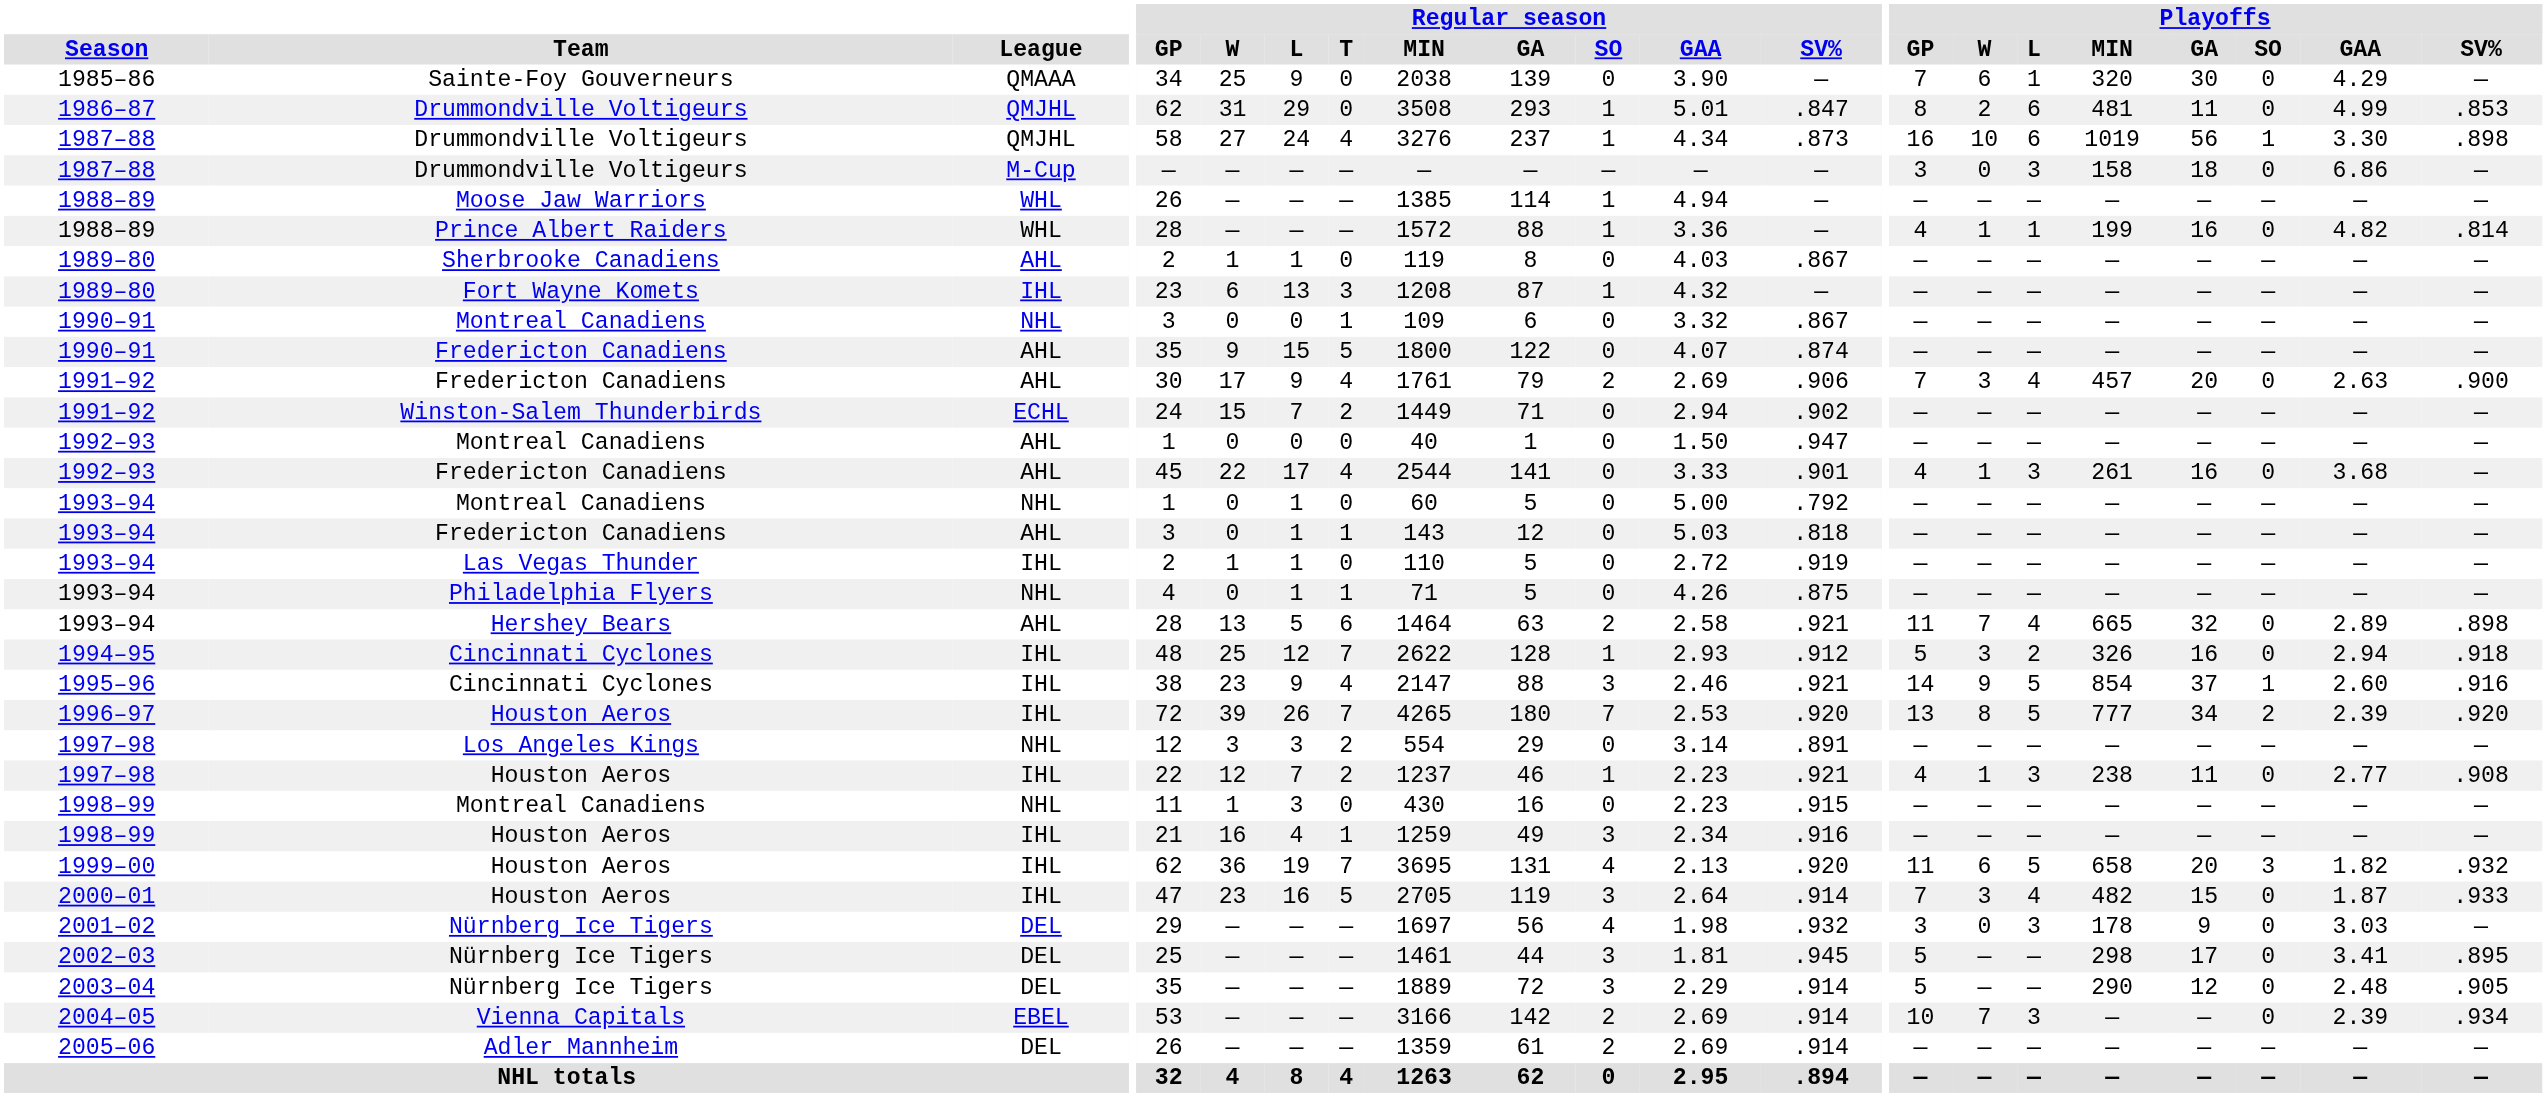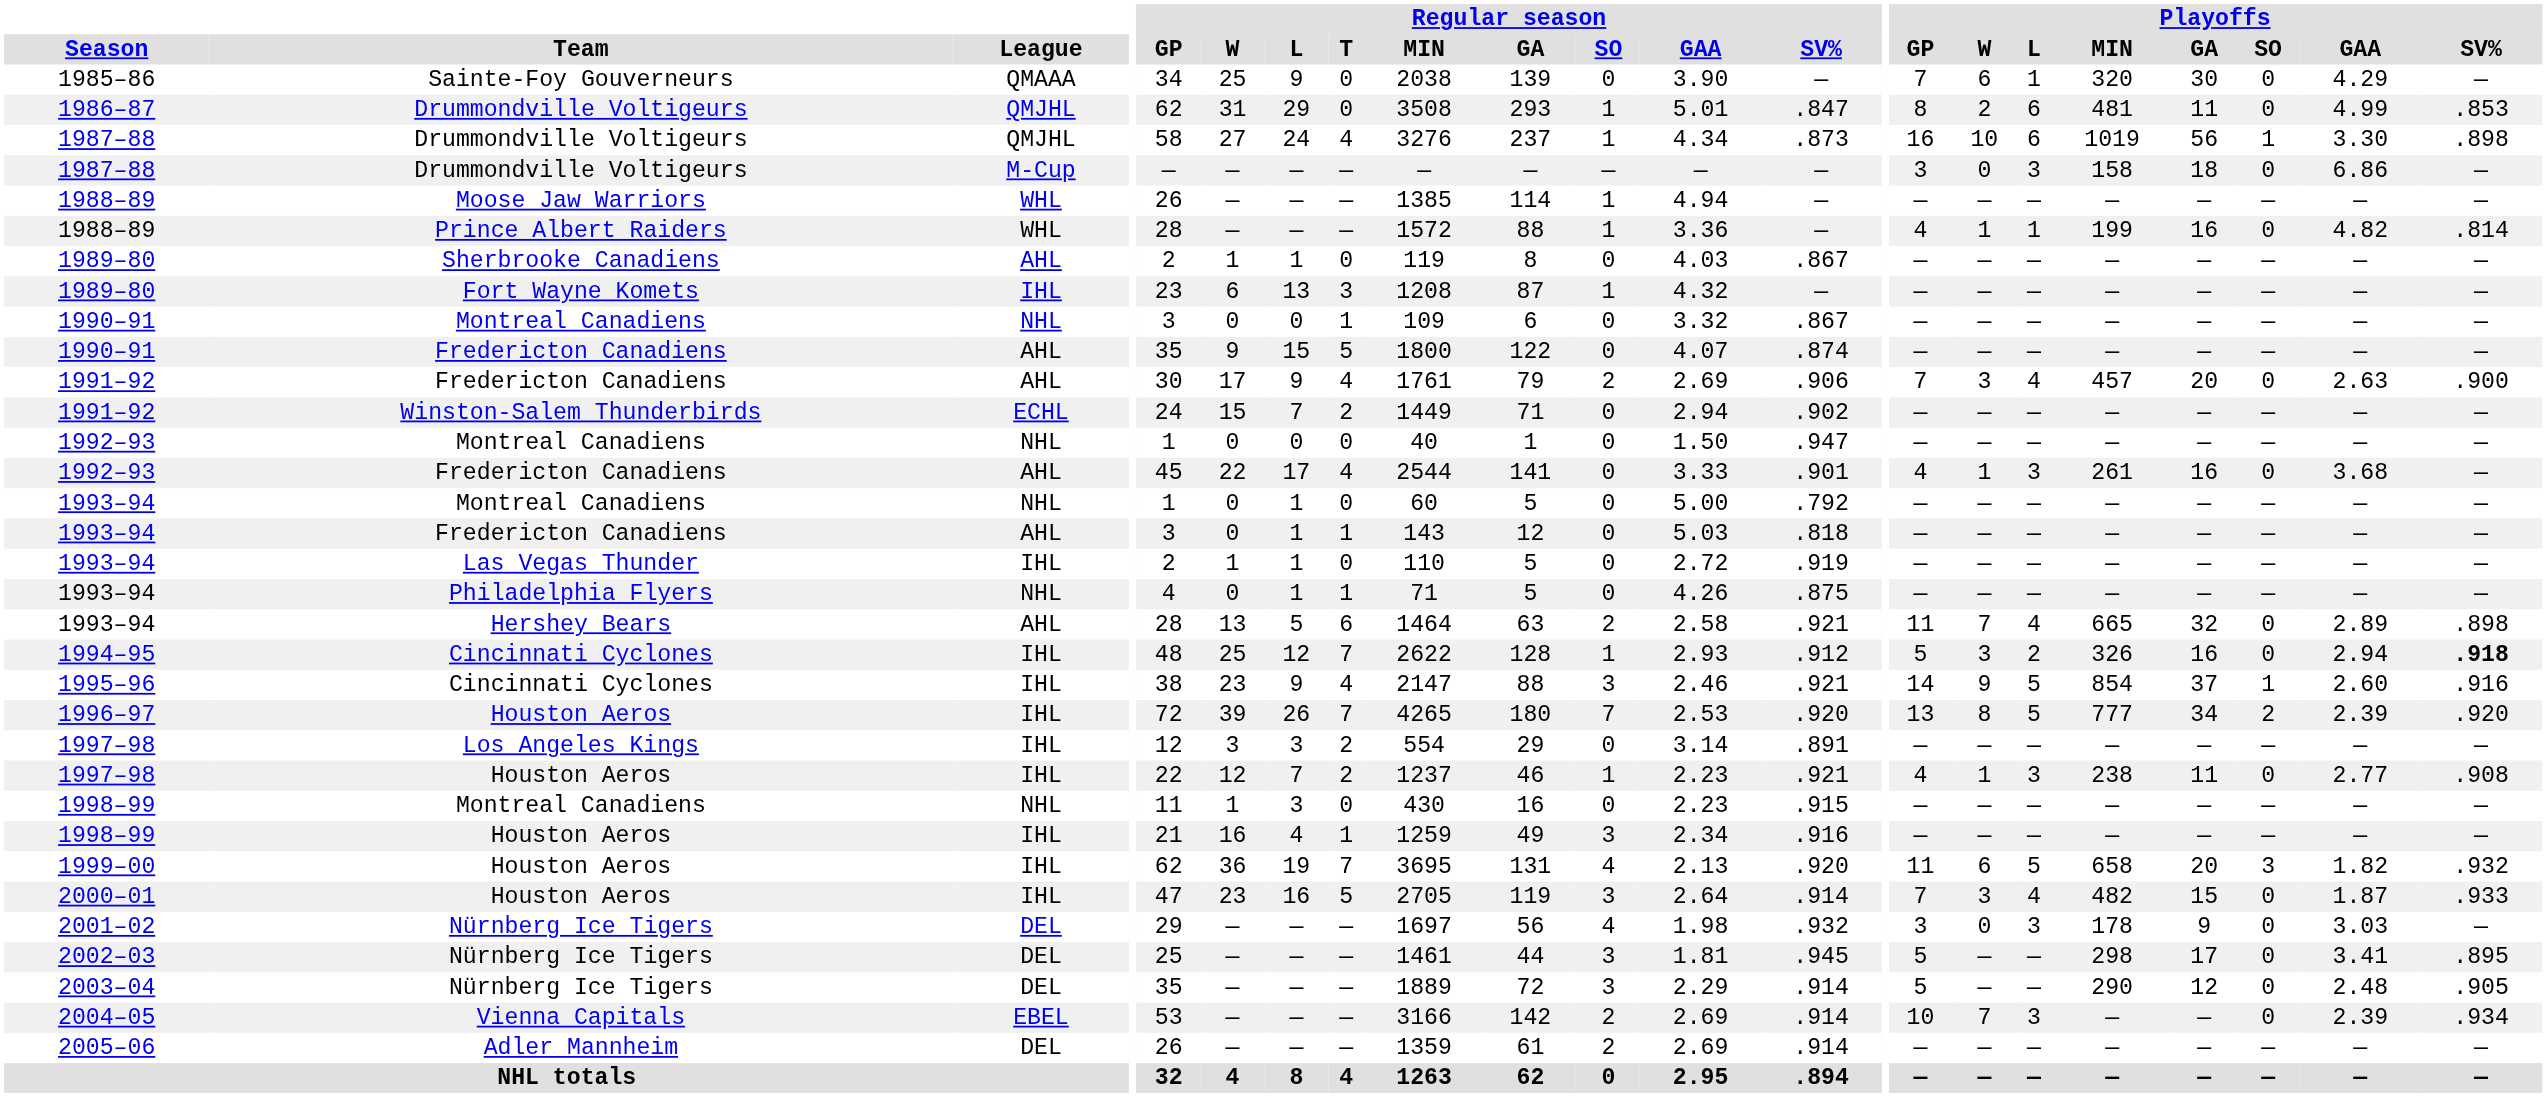(1041, 443) AHL -> (1041, 443) NHL
(2481, 655) normal -> (2481, 655) bold
(1041, 745) NHL -> (1041, 745) IHL
